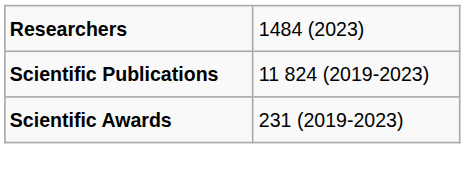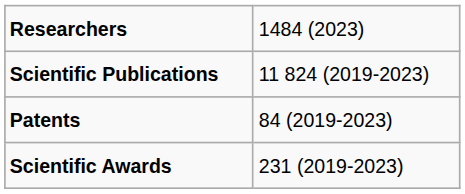+ row: (45, 121)
